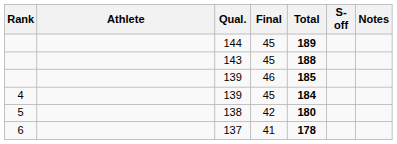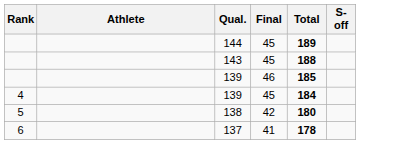- column: (374, 19)
